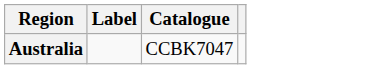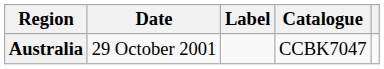+ column: (154, 19)
